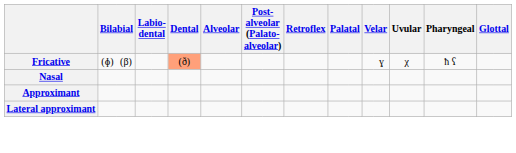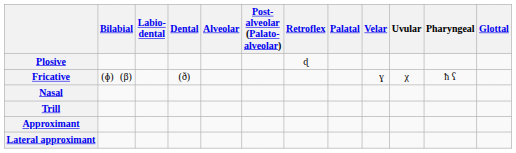+ row: (51, 61)
(184, 61) lightsalmon background -> (184, 77) no background
+ row: (51, 108)
